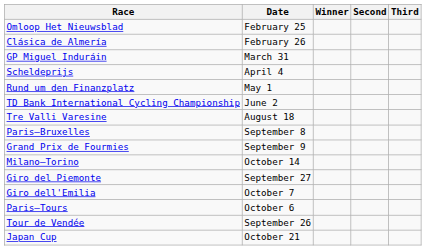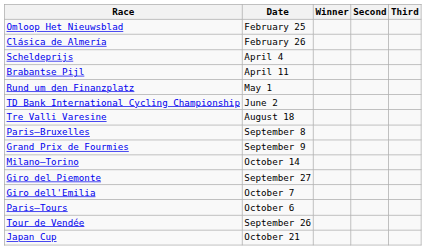- row: (57, 57)
+ row: (45, 72)
